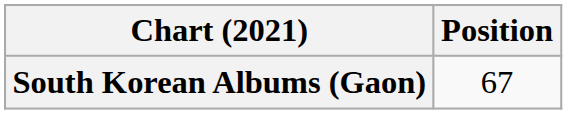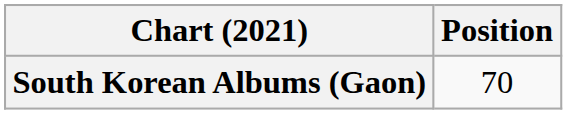(497, 81) 67 -> (497, 81) 70
